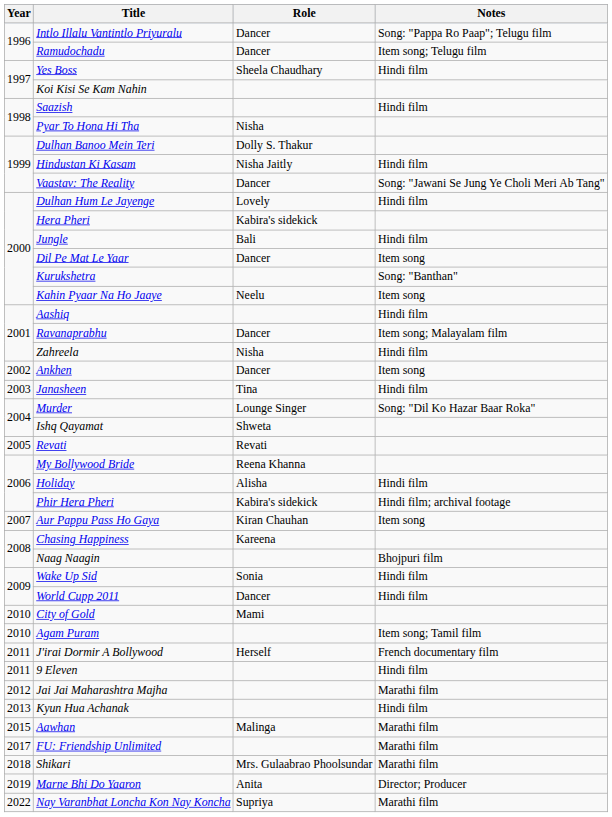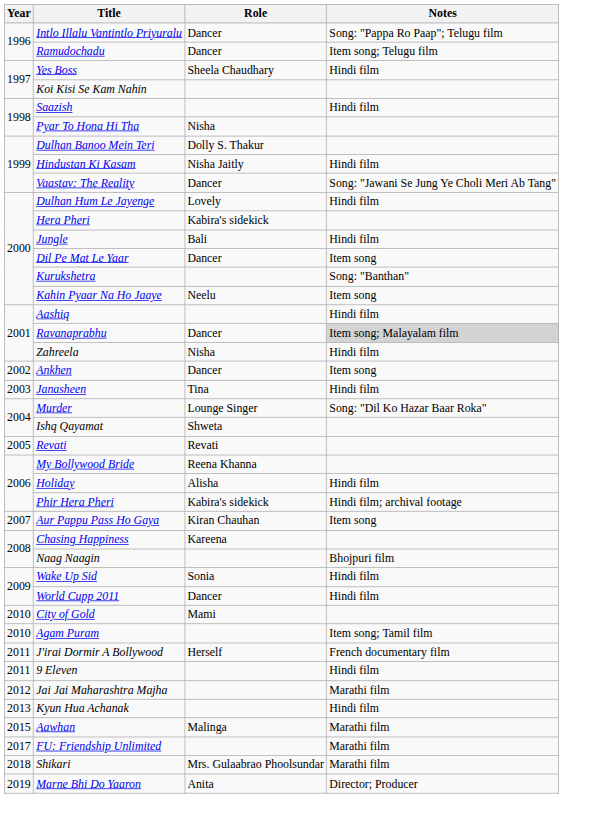(443, 333) no background -> (394, 333) lightgrey background
- row: (133, 802)
